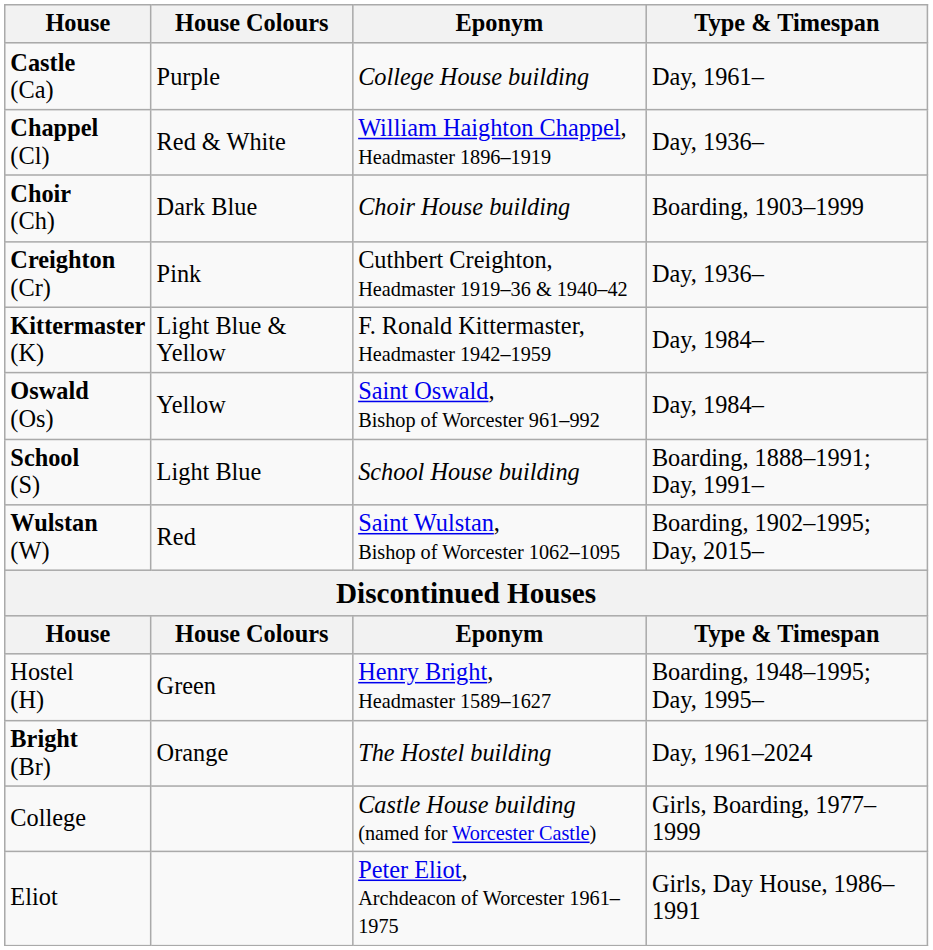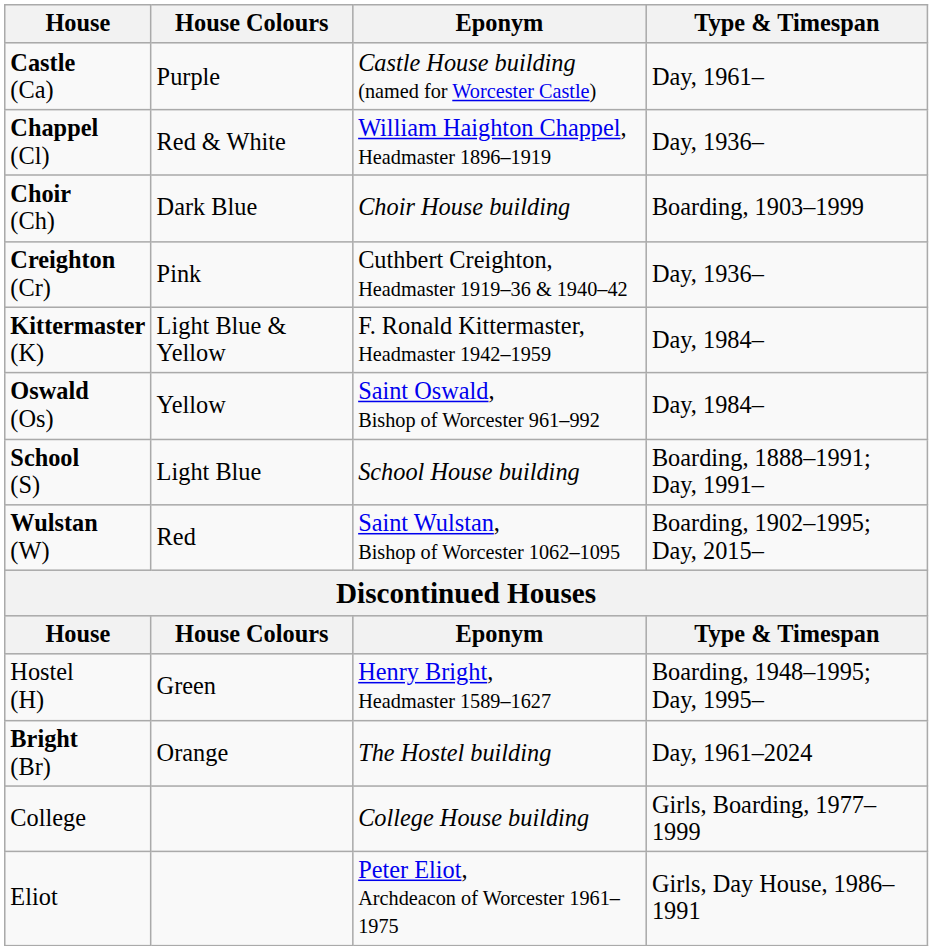(474, 76) College House building -> (477, 76) Castle House building (named for Worcester Castle)
(477, 818) Castle House building (named for Worcester Castle) -> (474, 818) College House building
